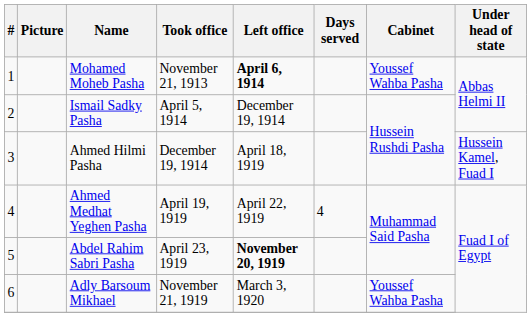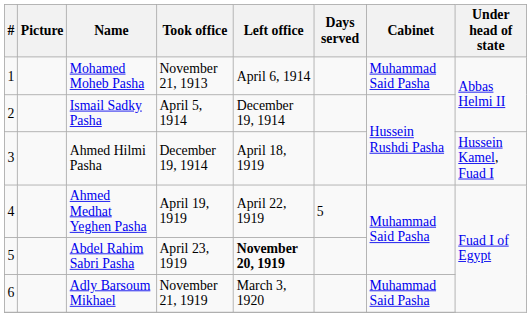(259, 75) bold -> (274, 75) normal
(406, 75) Youssef Wahba Pasha -> (403, 75) Muhammad Said Pasha
(320, 211) 4 -> (320, 211) 5
(406, 293) Youssef Wahba Pasha -> (403, 293) Muhammad Said Pasha
